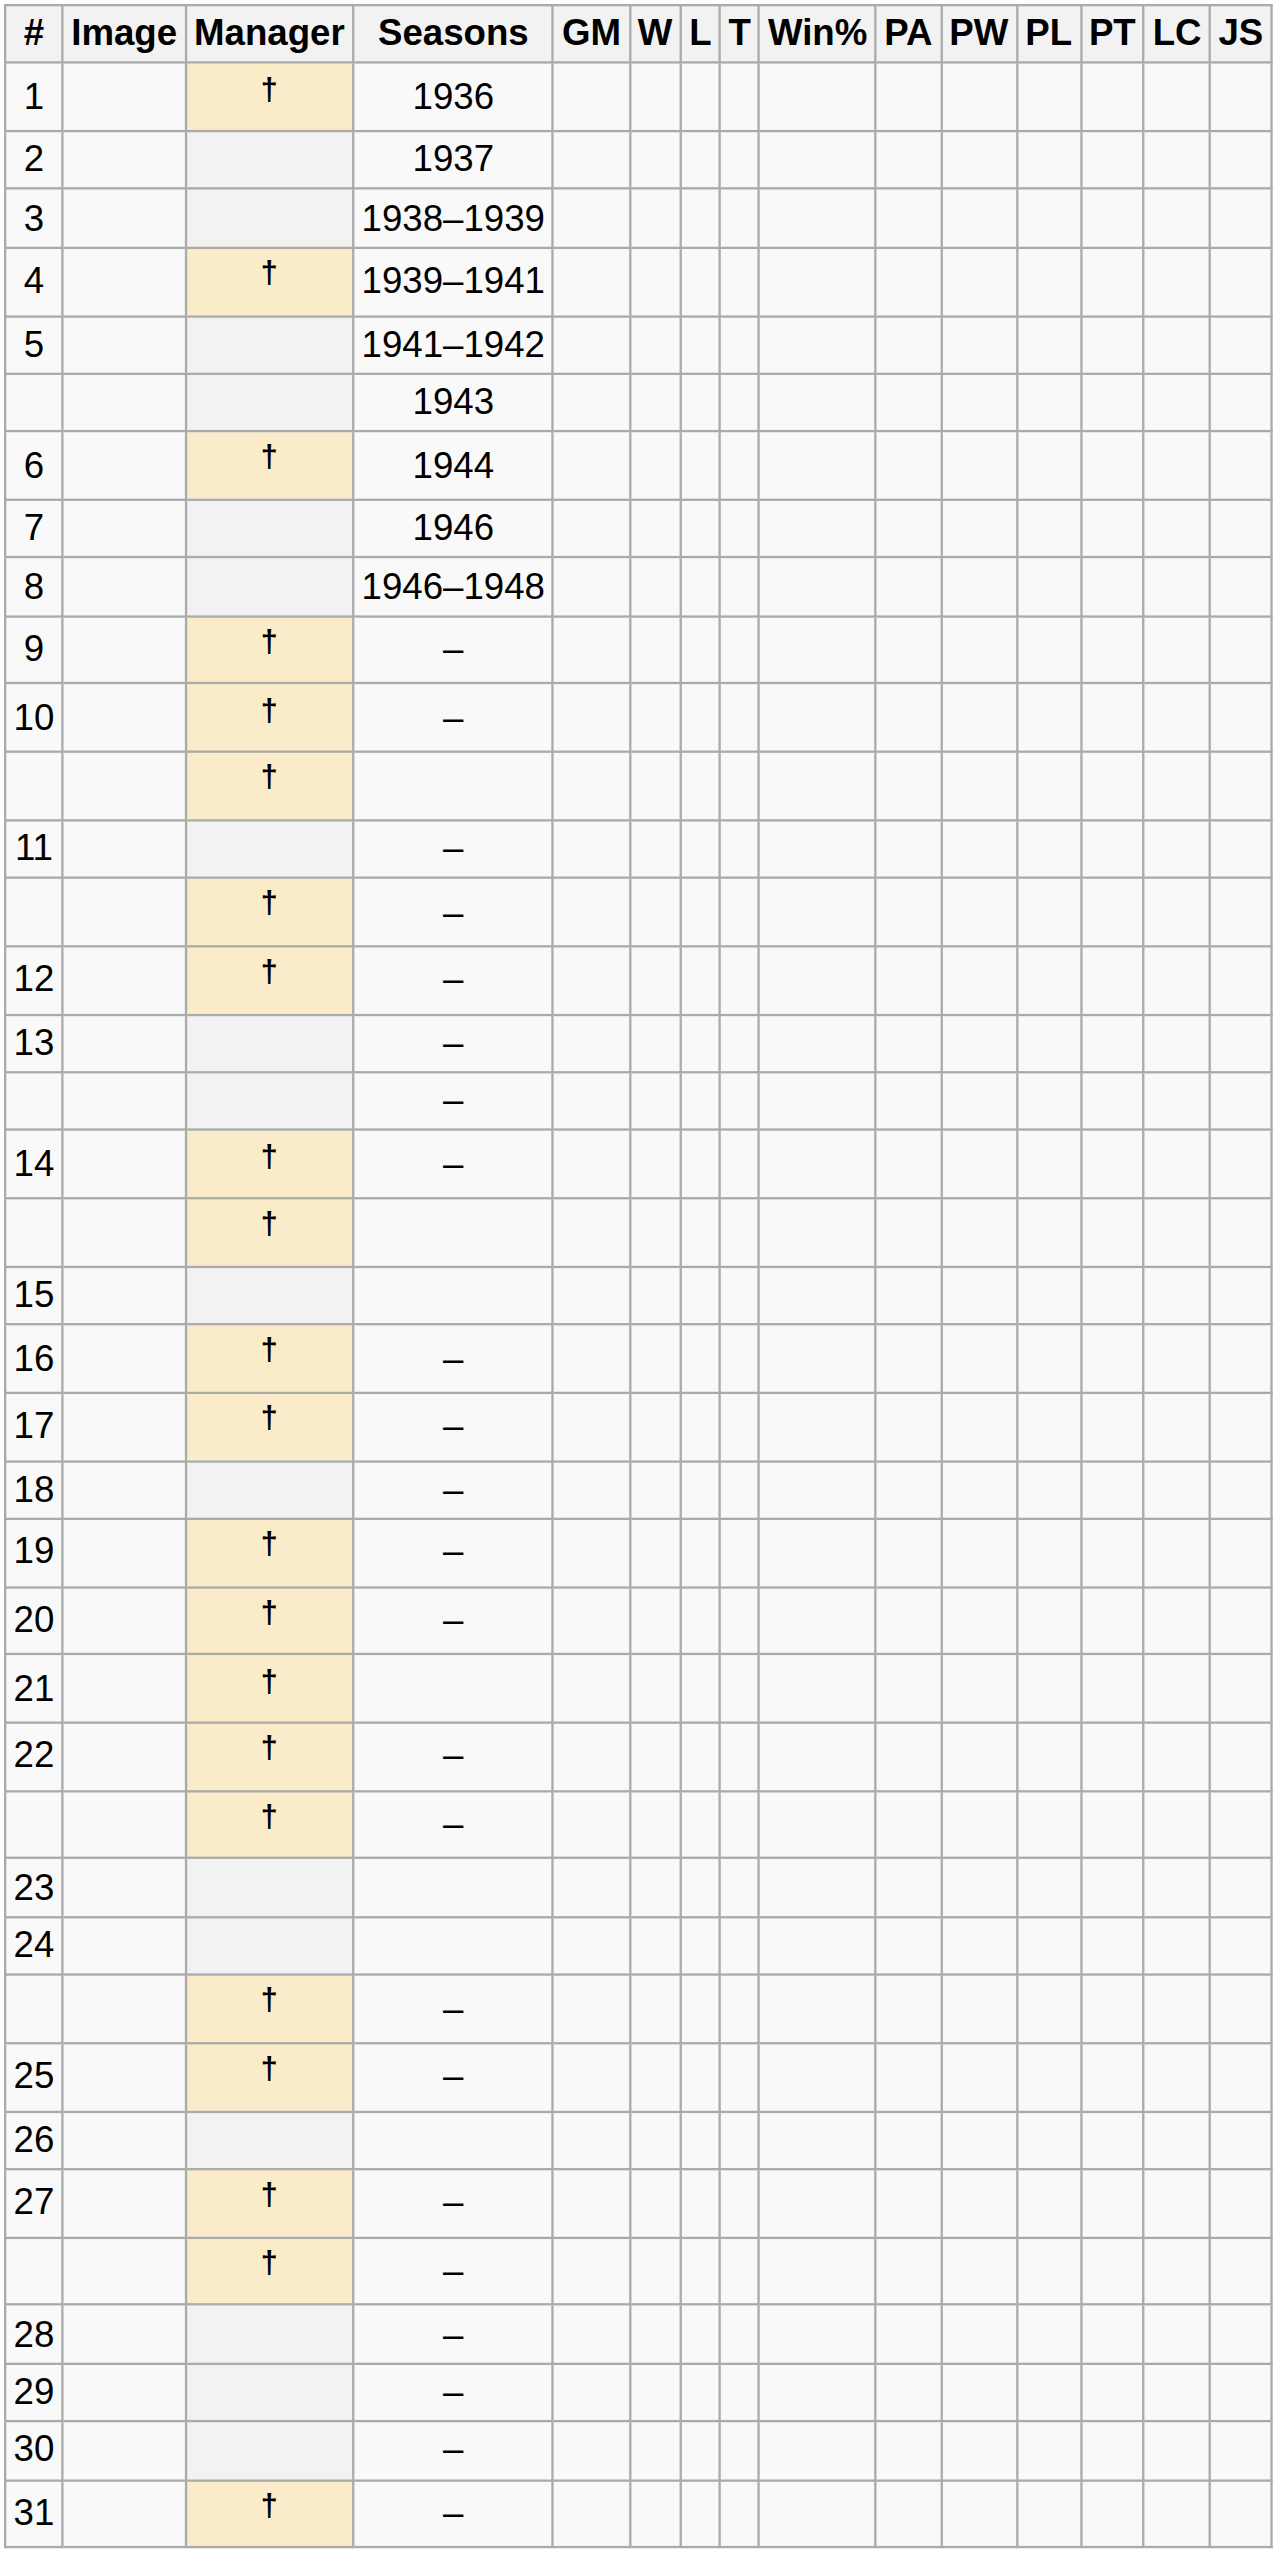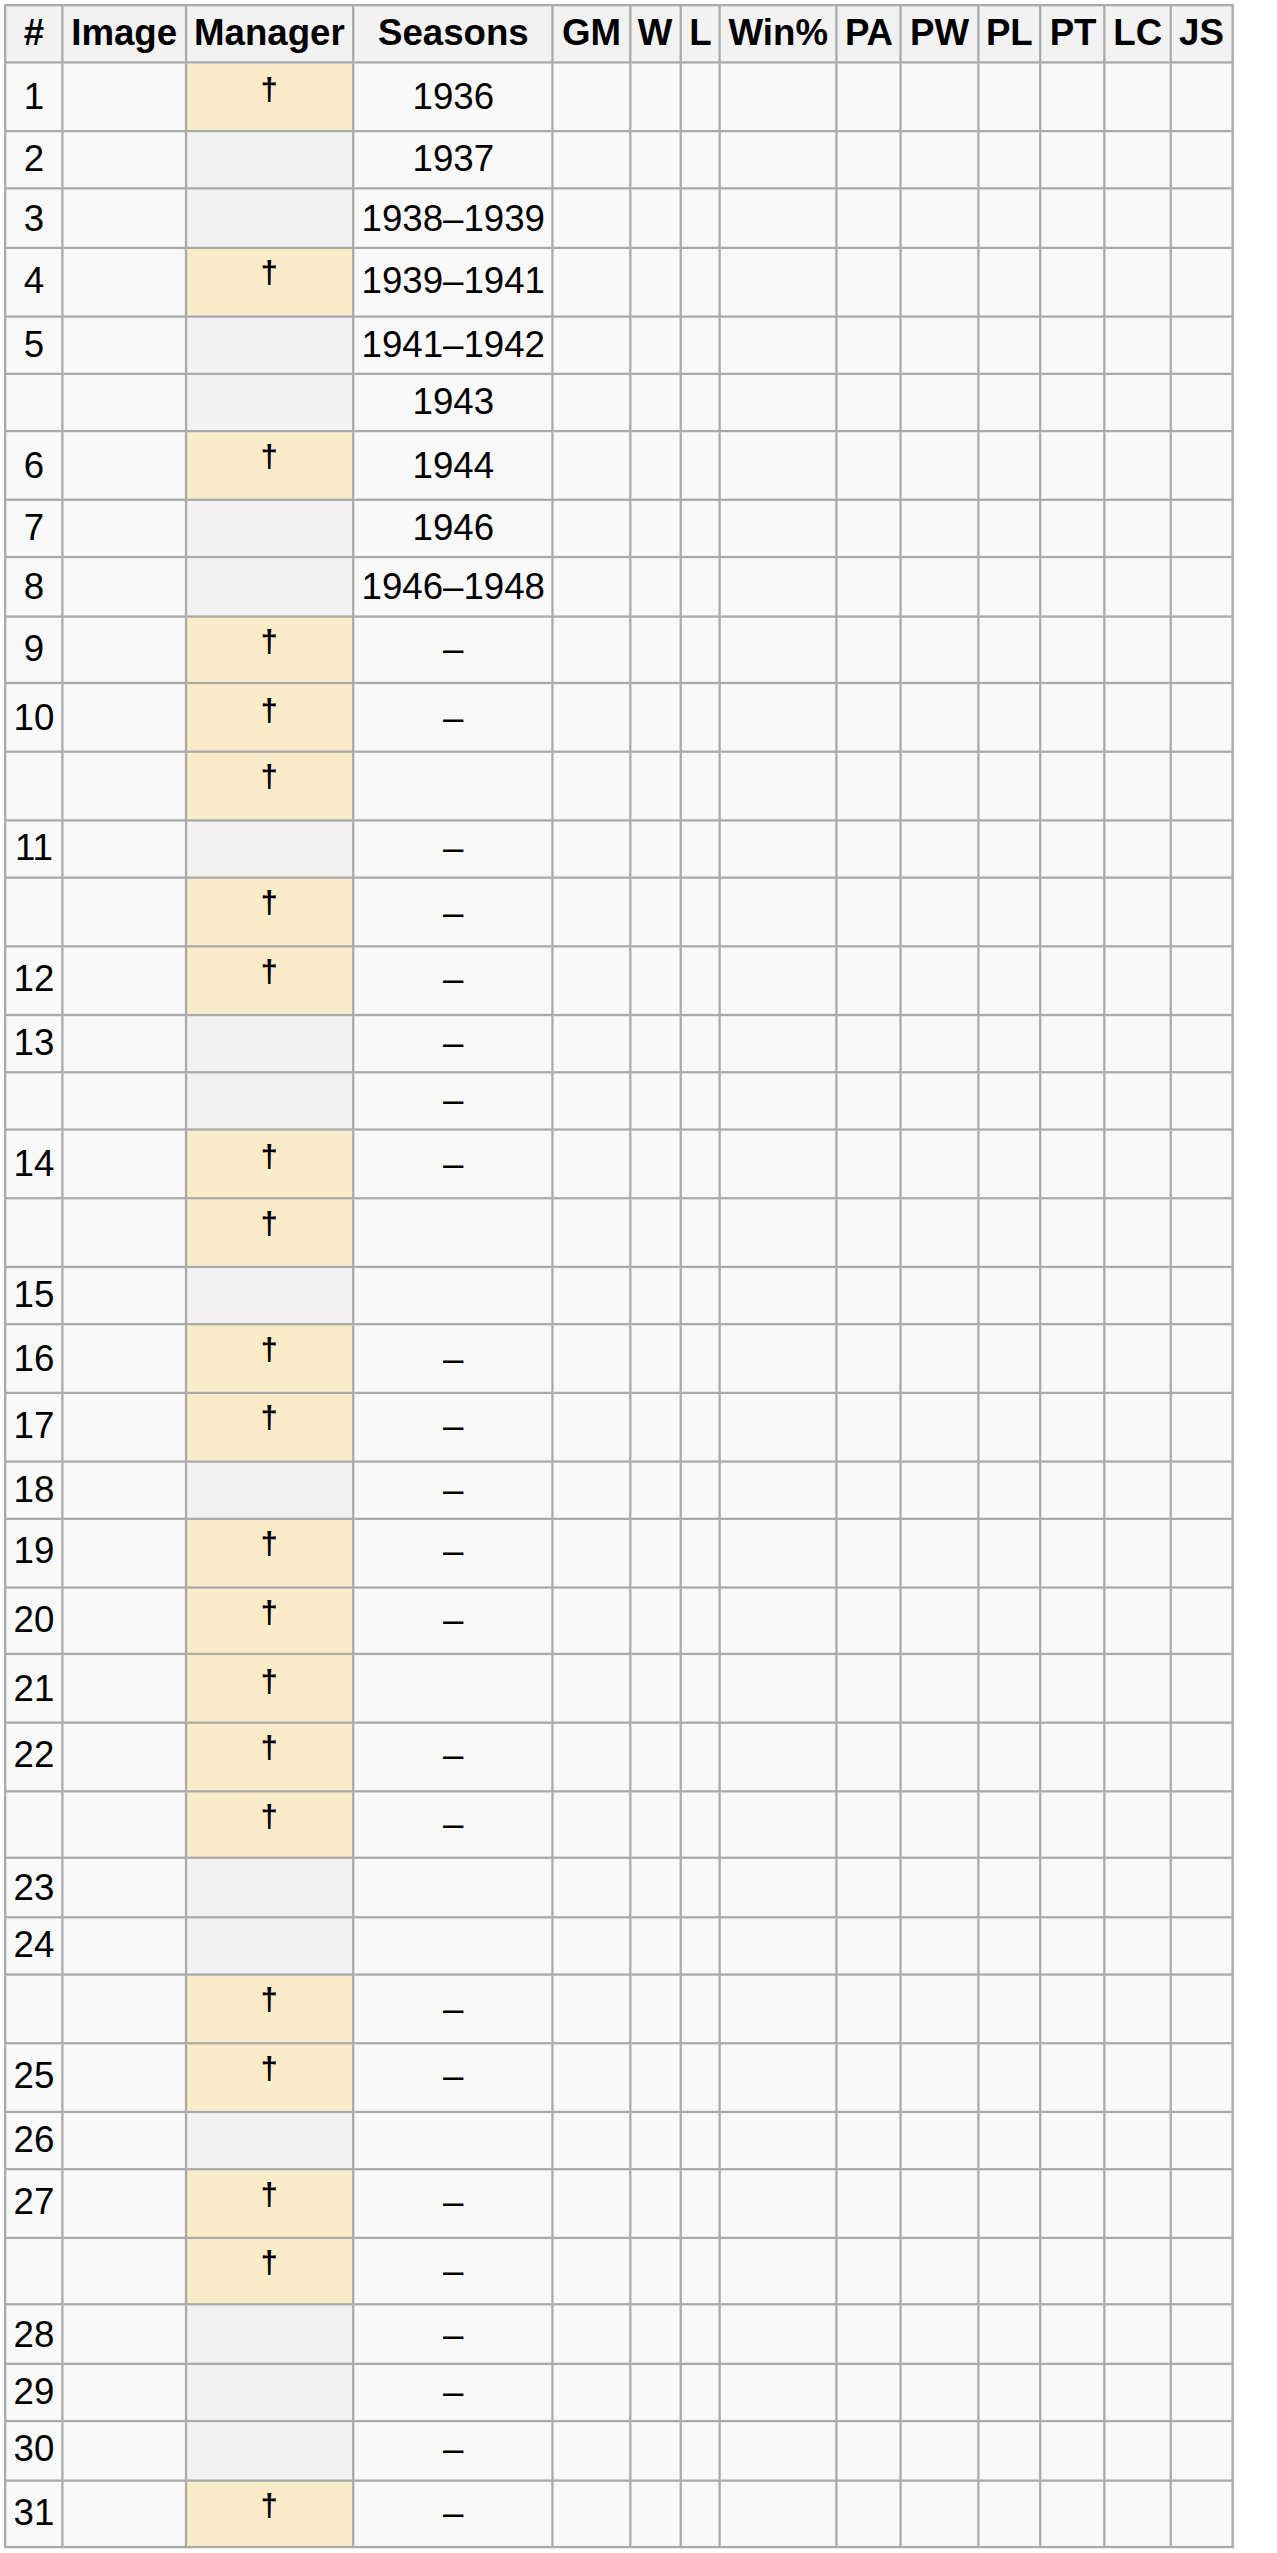- column: (740, 33)
